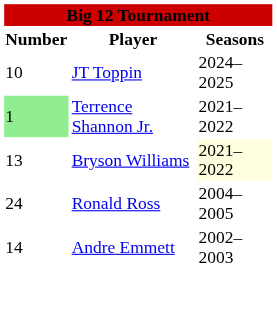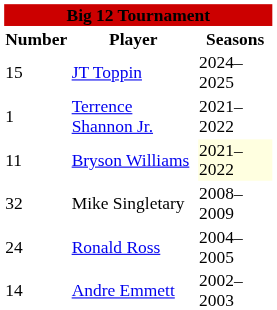(14, 72) 10 -> (14, 72) 15
(10, 116) lightgreen background -> (10, 116) no background
(14, 160) 13 -> (14, 160) 11
+ row: (128, 203)
